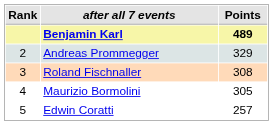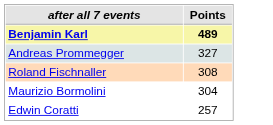- column: (23, 15)
(243, 53) 329 -> (208, 53) 327
(243, 91) 305 -> (208, 91) 304
